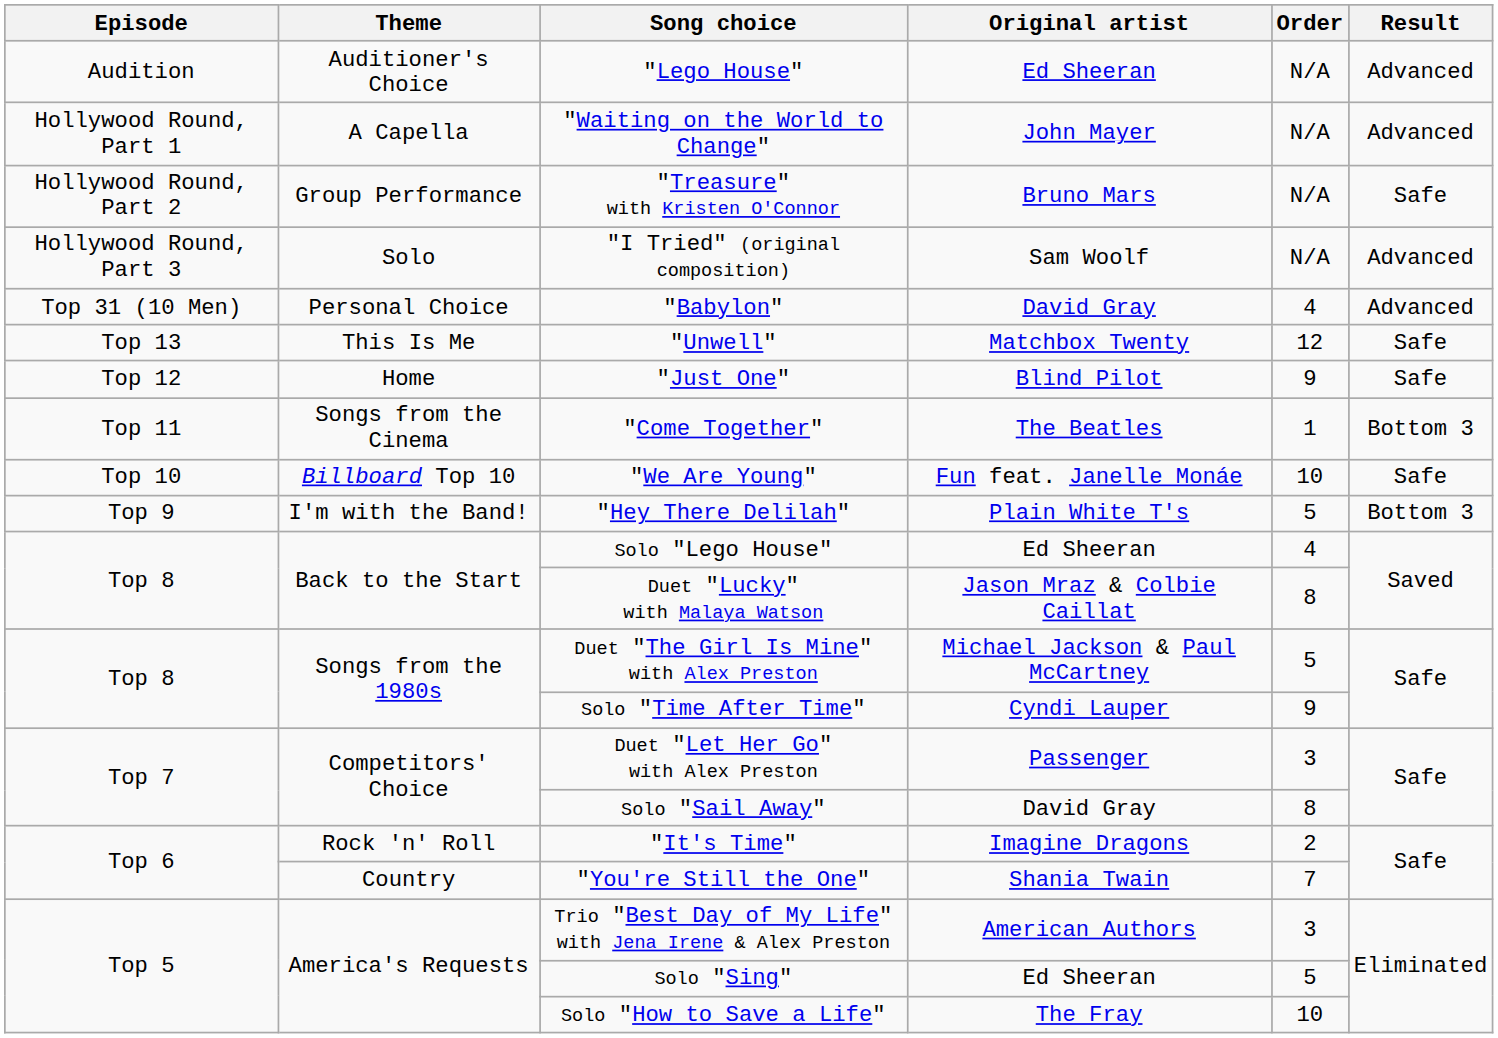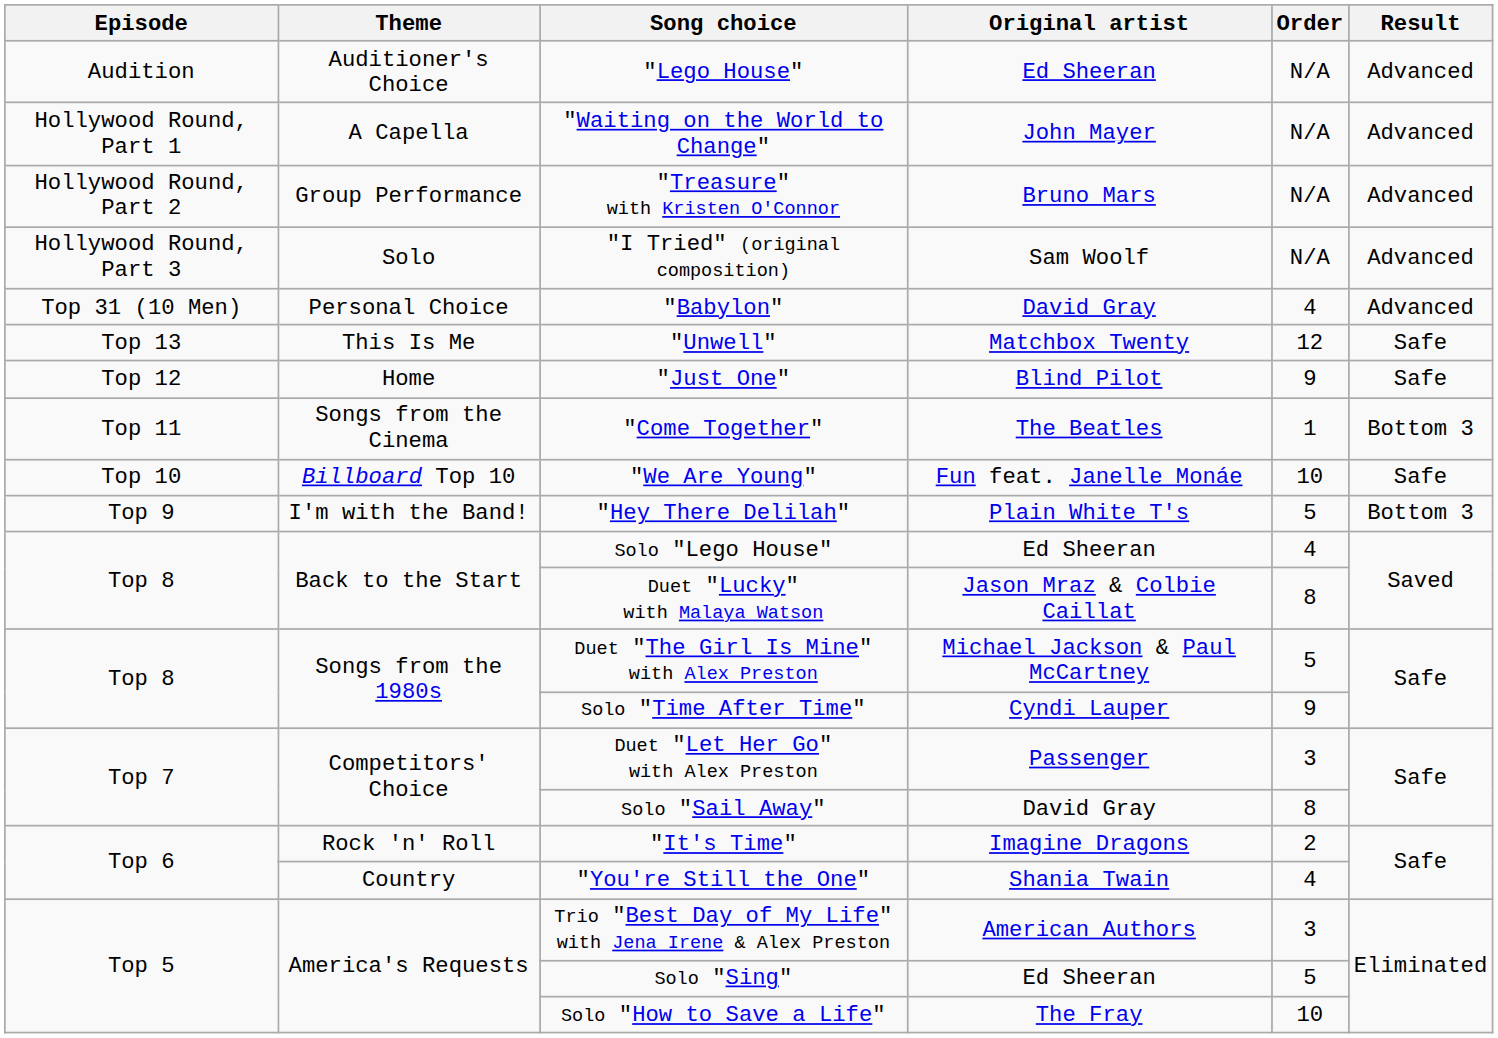(1421, 196) Safe -> (1421, 196) Advanced
(1310, 880) 7 -> (1310, 880) 4
